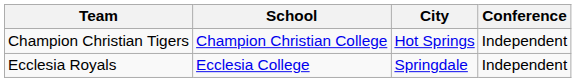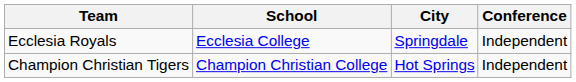rows swapped: (99, 41) <-> (62, 65)
